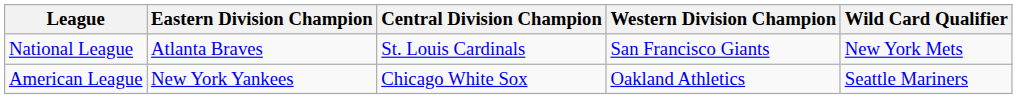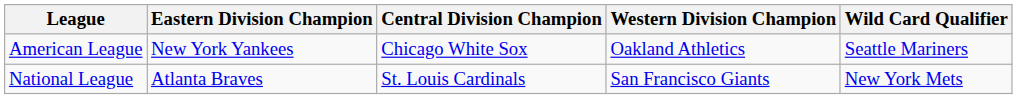rows swapped: (76, 78) <-> (71, 49)
